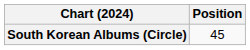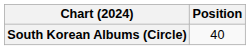(217, 34) 45 -> (217, 34) 40
